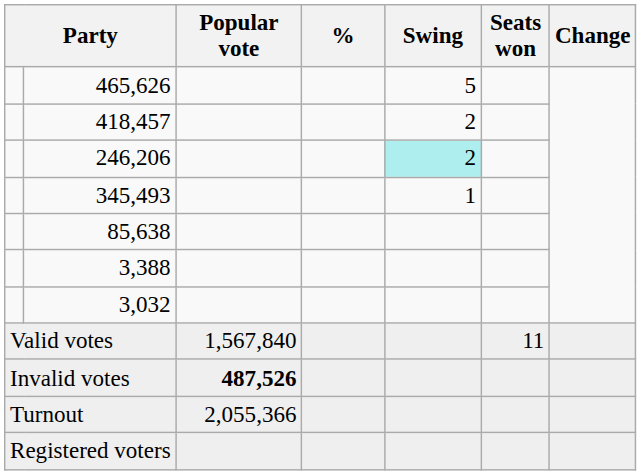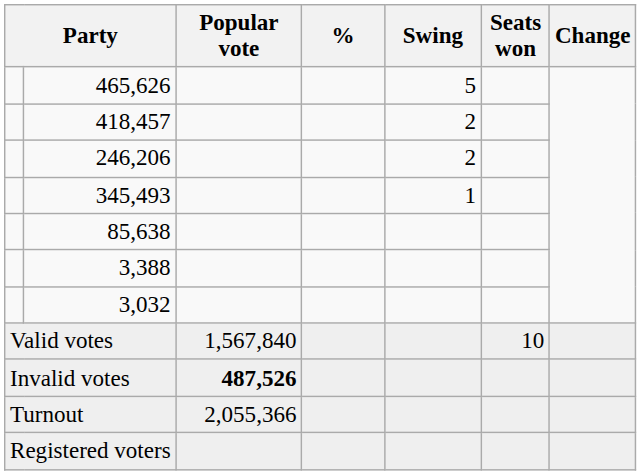(470, 158) paleturquoise background -> (470, 158) no background
(533, 341) 11 -> (533, 341) 10
